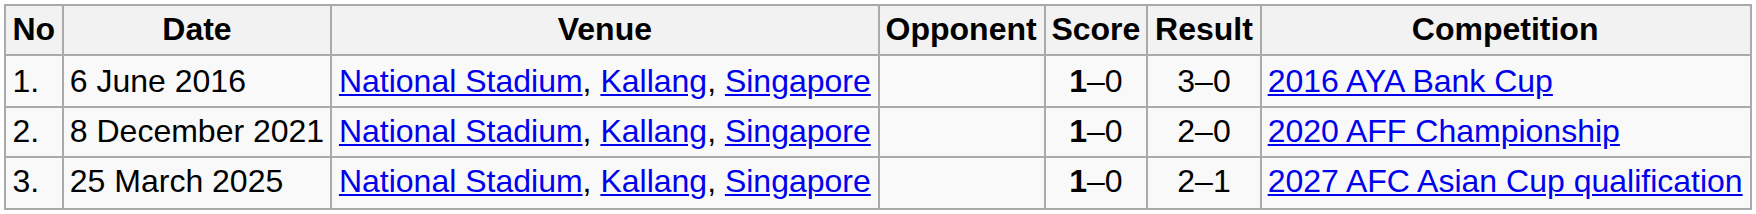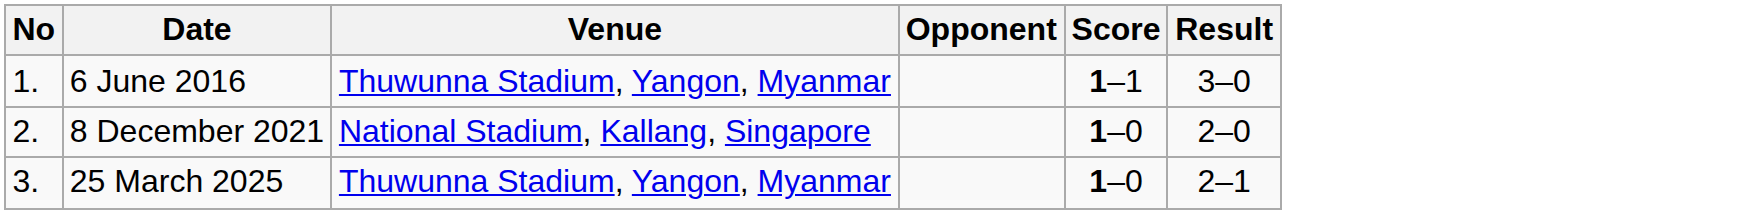- column: (1505, 29)
(605, 80) National Stadium, Kallang, Singapore -> (615, 80) Thuwunna Stadium, Yangon, Myanmar
(1096, 80) 1–0 -> (1116, 80) 1–1
(605, 182) National Stadium, Kallang, Singapore -> (615, 182) Thuwunna Stadium, Yangon, Myanmar
